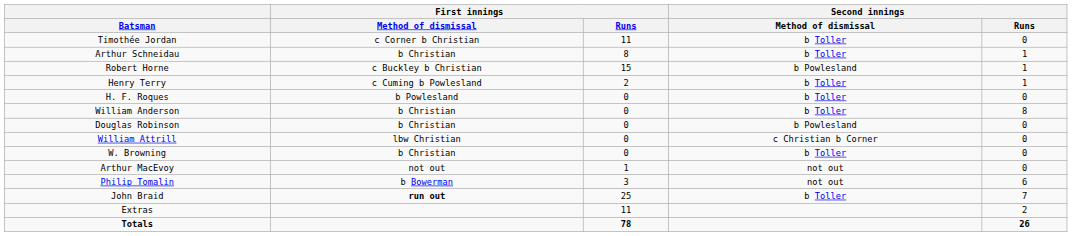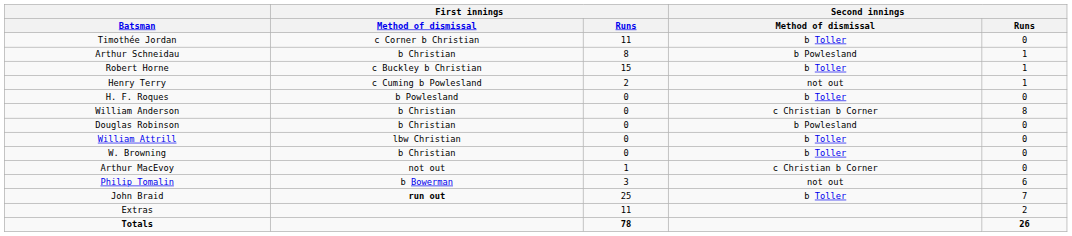(825, 54) b Toller -> (825, 54) b Powlesland
(825, 68) b Powlesland -> (825, 68) b Toller
(825, 82) b Toller -> (825, 82) not out
(825, 111) b Toller -> (825, 111) c Christian b Corner
(825, 139) c Christian b Corner -> (825, 139) b Toller
(825, 168) not out -> (825, 168) c Christian b Corner
